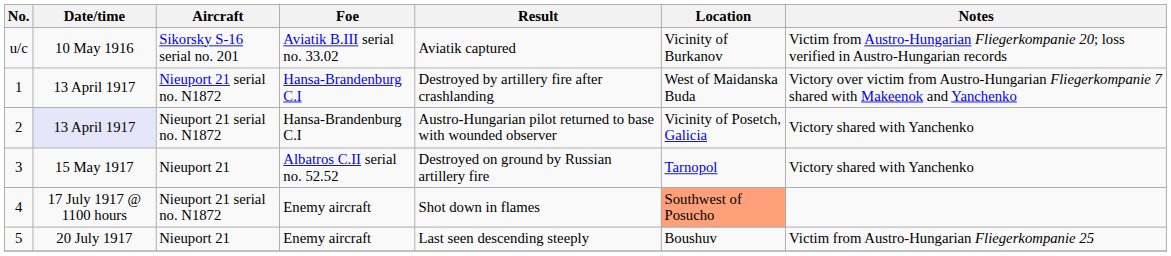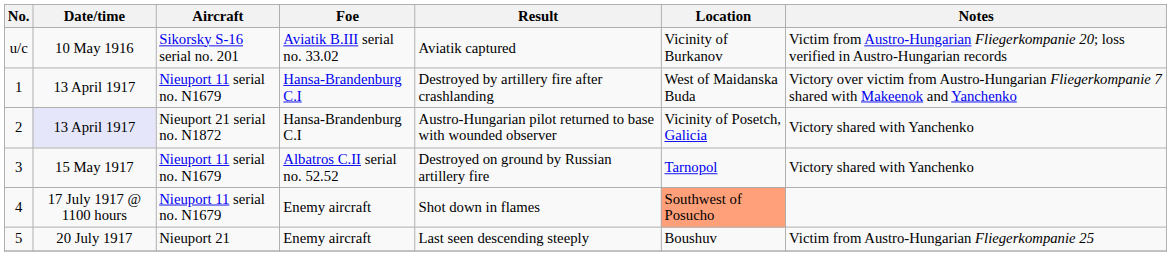(212, 87) Nieuport 21 serial no. N1872 -> (212, 87) Nieuport 11 serial no. N1679
(195, 167) Nieuport 21 -> (212, 167) Nieuport 11 serial no. N1679
(212, 207) Nieuport 21 serial no. N1872 -> (212, 207) Nieuport 11 serial no. N1679
